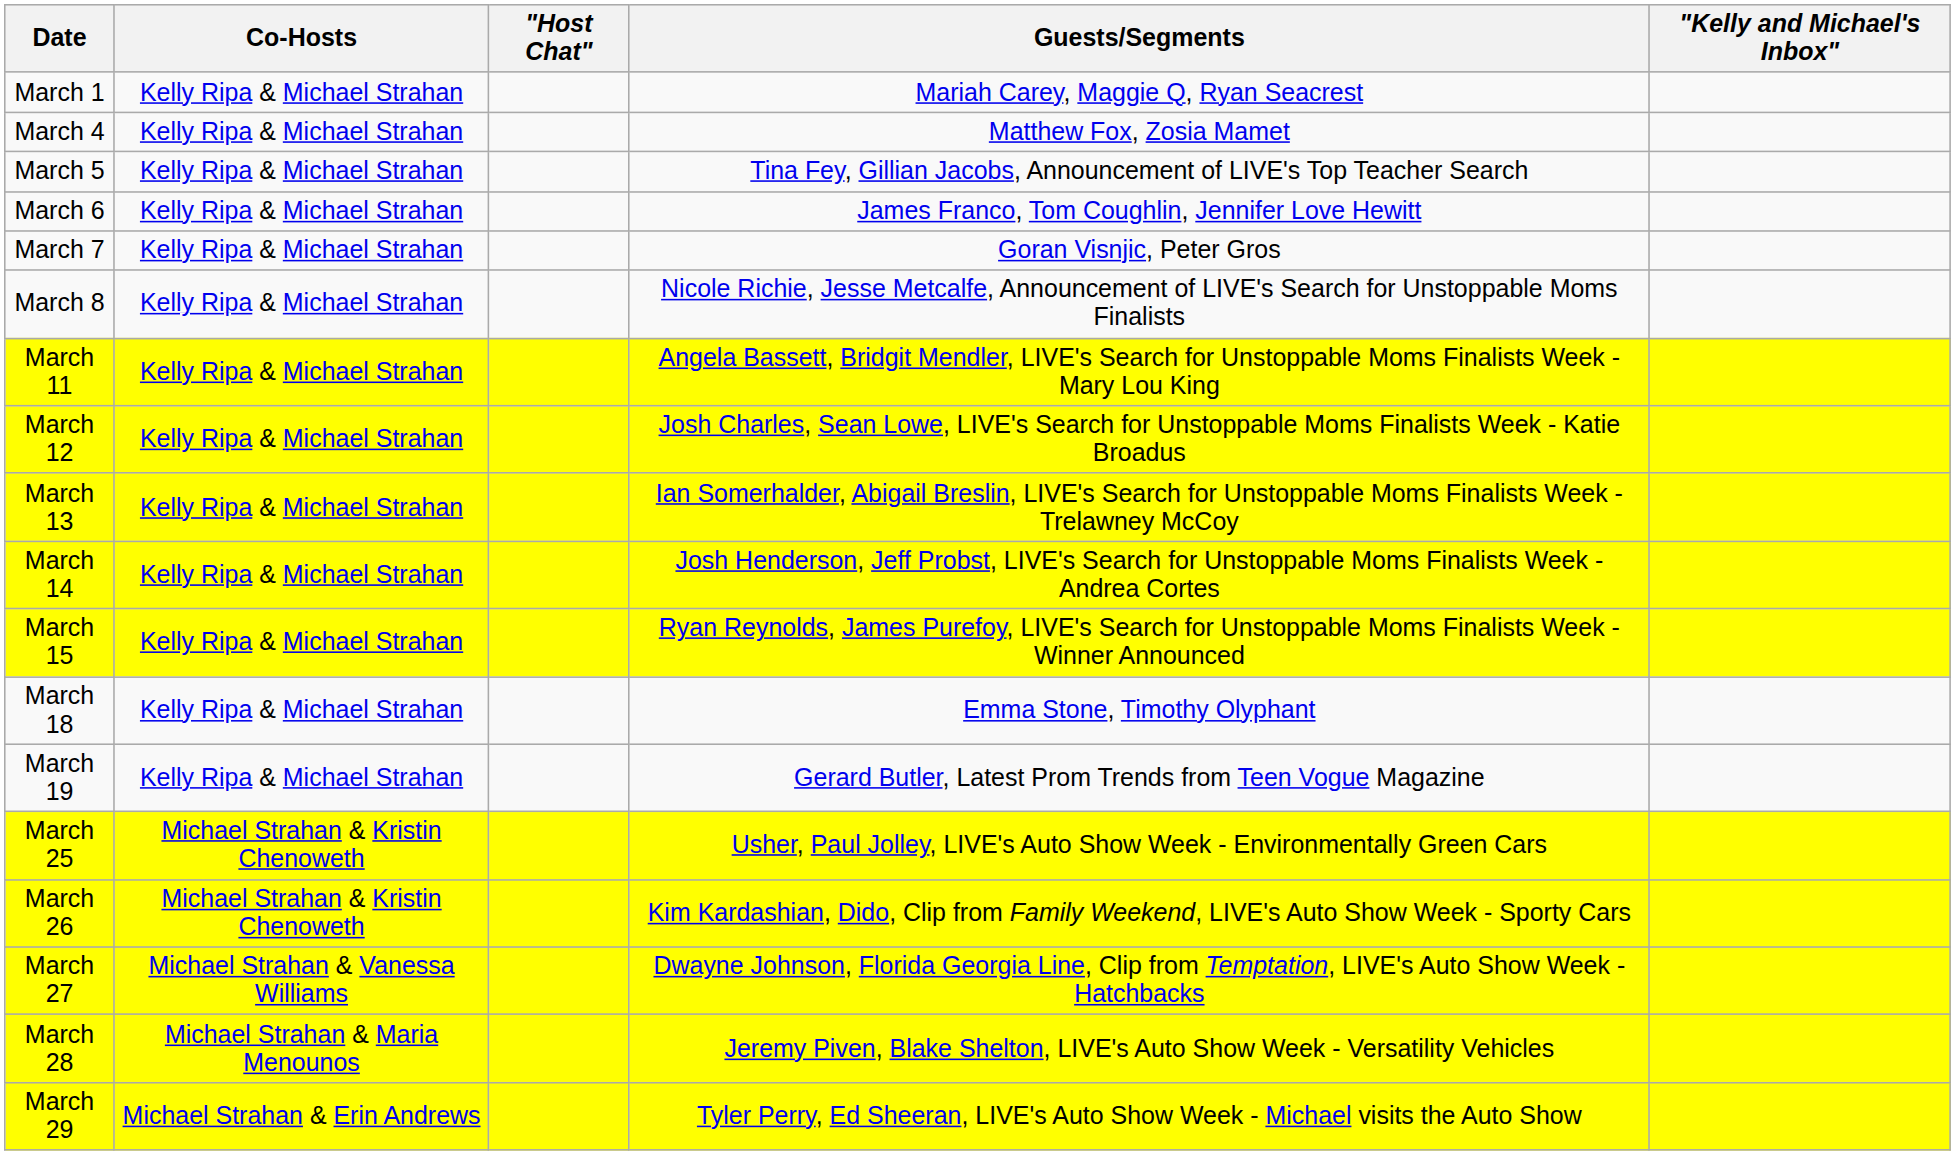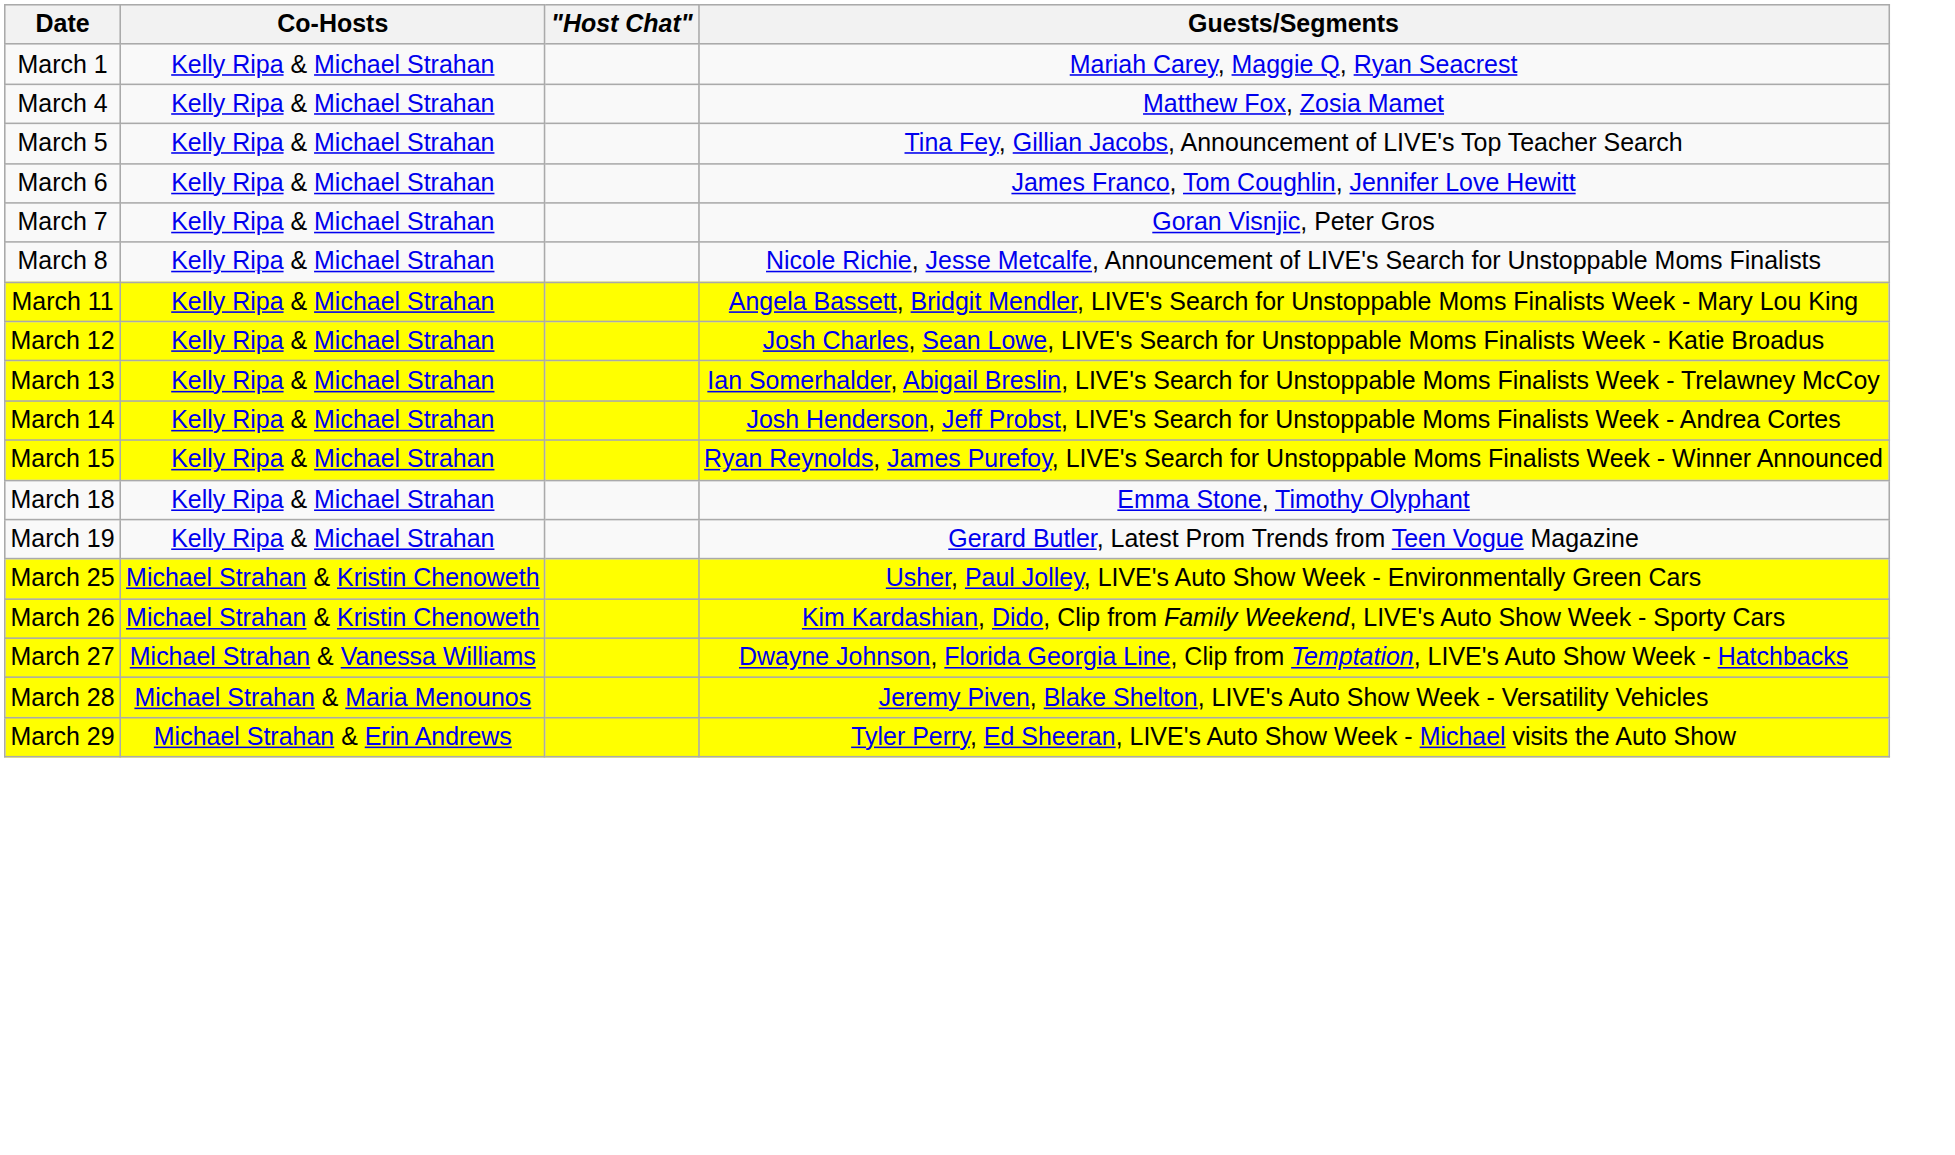- column: (1800, 38)
